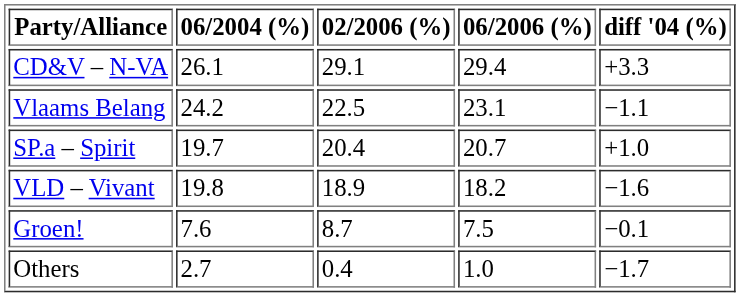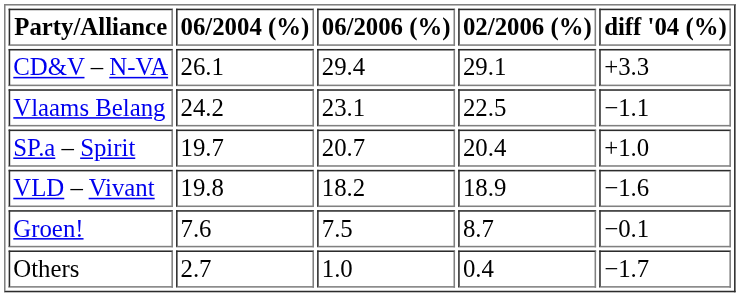columns swapped: (386, 26) <-> (527, 26)
